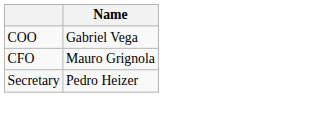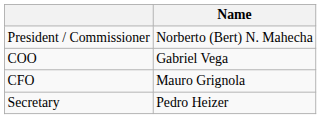+ row: (79, 37)
